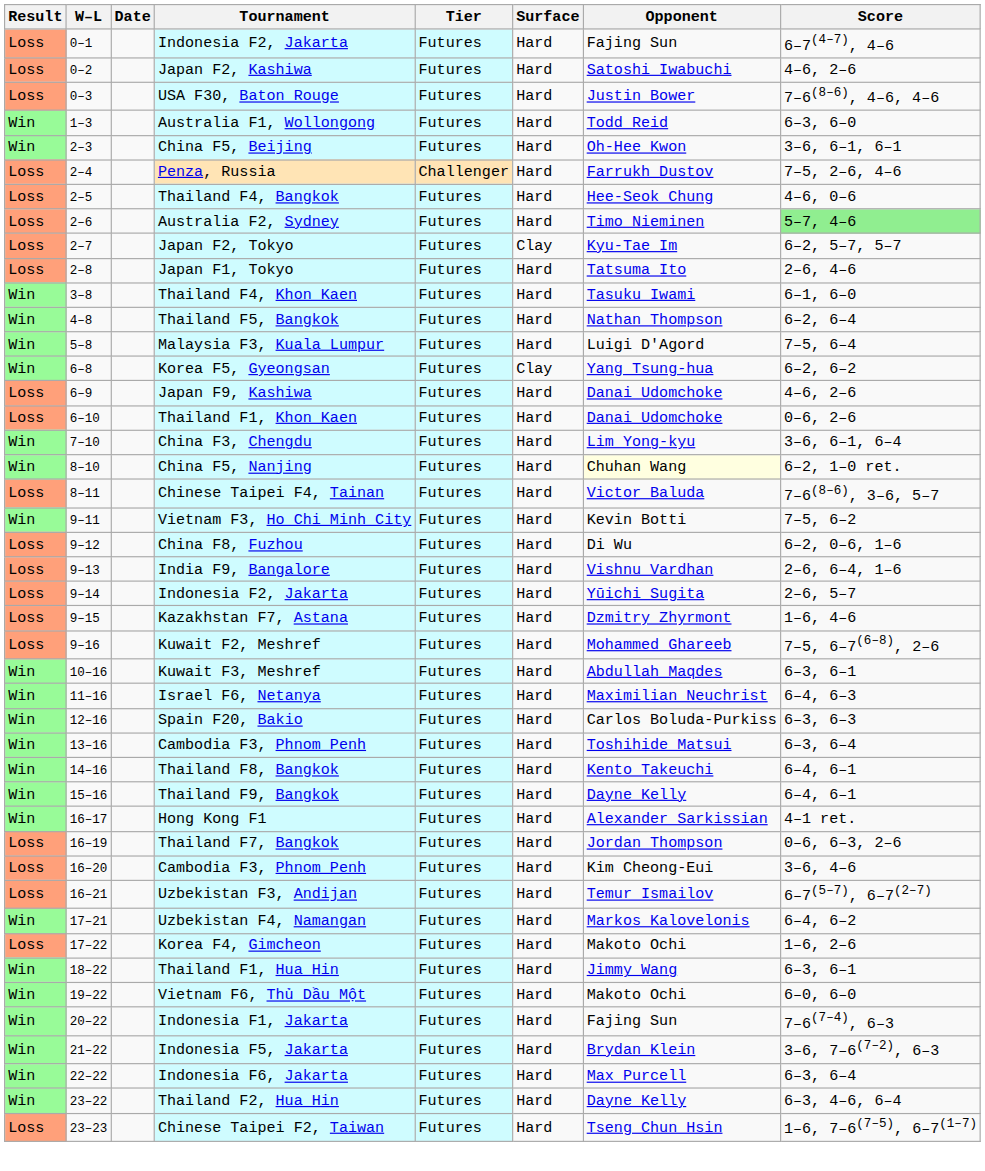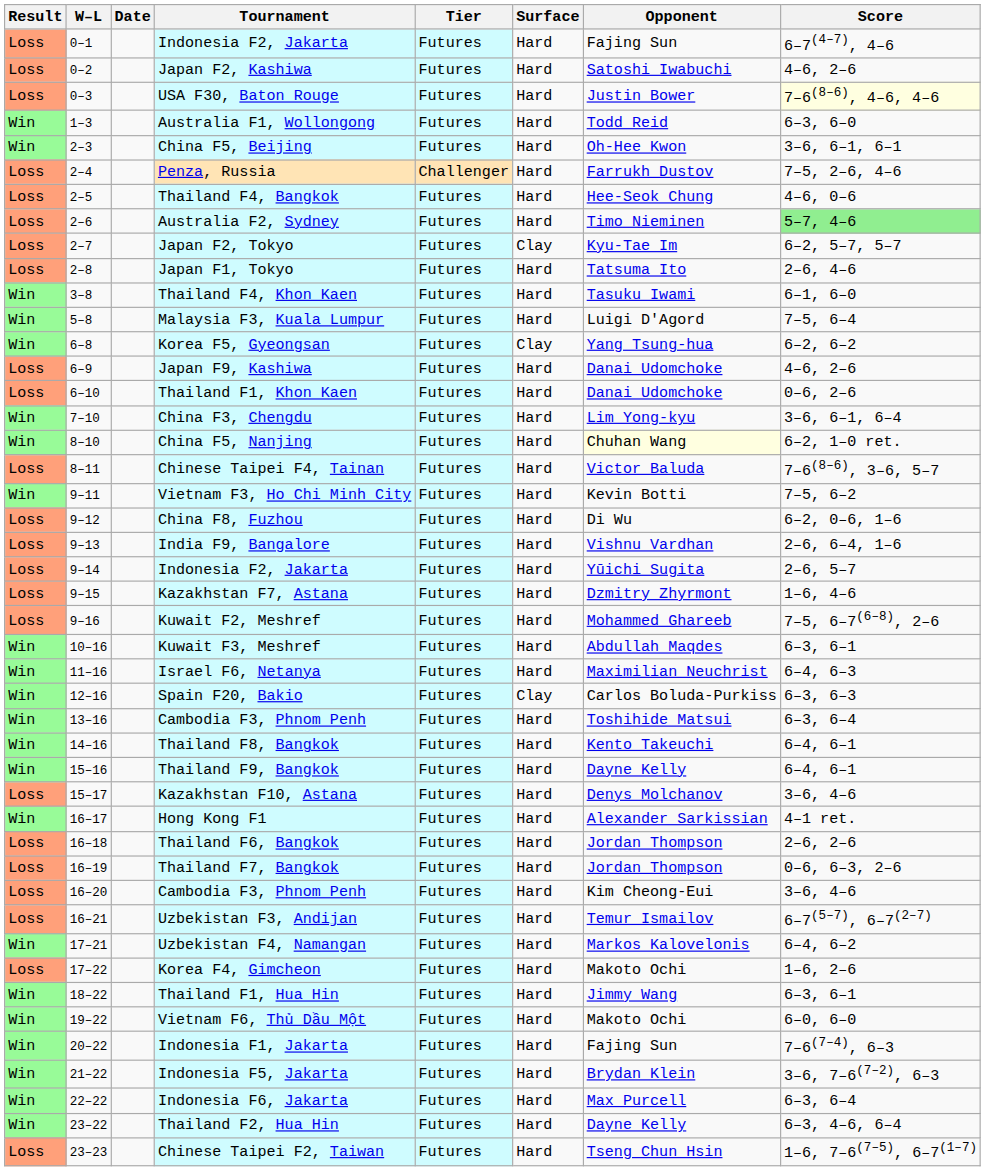(862, 96) no background -> (862, 96) lightyellow background
- row: (81, 320)
(534, 720) Hard -> (534, 696) Clay
+ row: (88, 795)
+ row: (88, 844)
